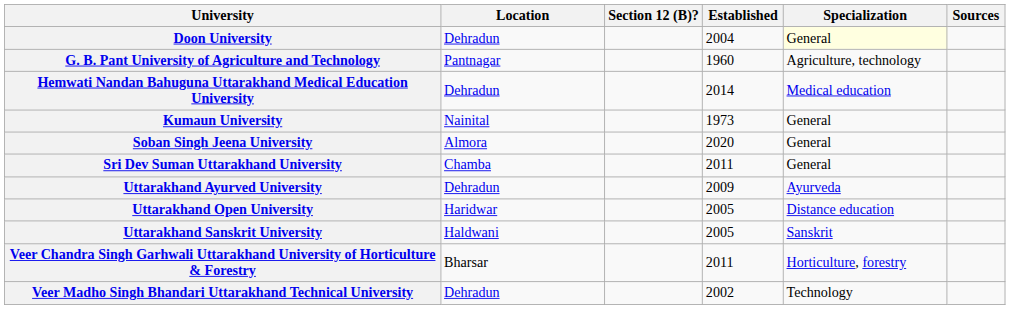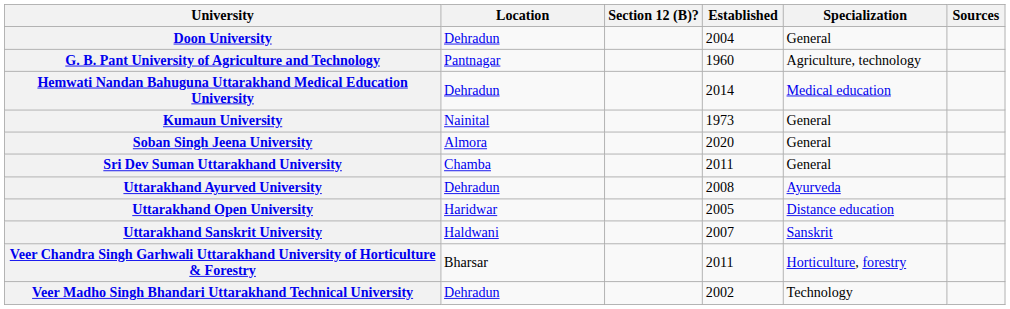(809, 37) lightyellow background -> (809, 37) no background
(720, 187) 2009 -> (720, 187) 2008
(720, 232) 2005 -> (720, 232) 2007
